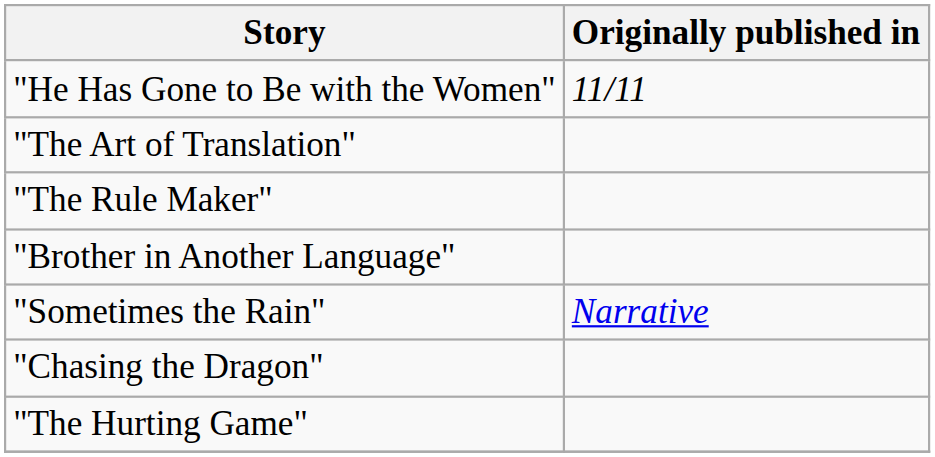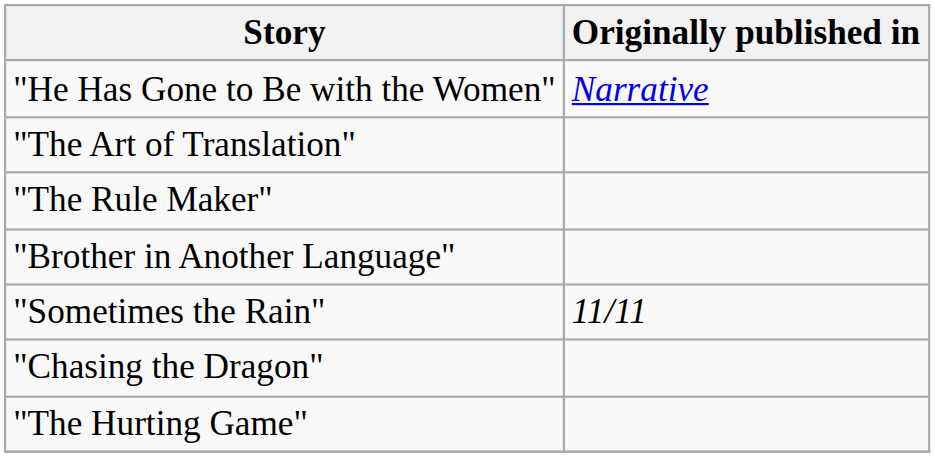(609, 88) 11/11 -> (640, 88) Narrative
(640, 311) Narrative -> (609, 311) 11/11
